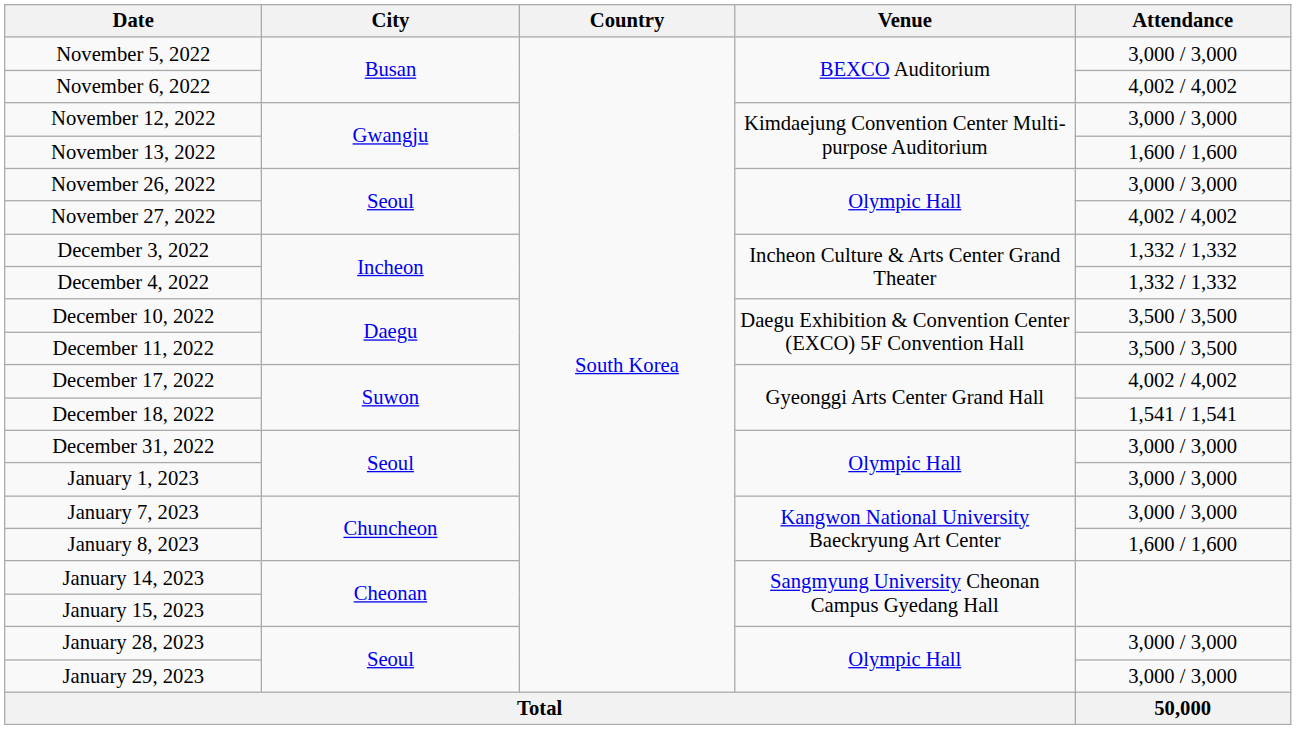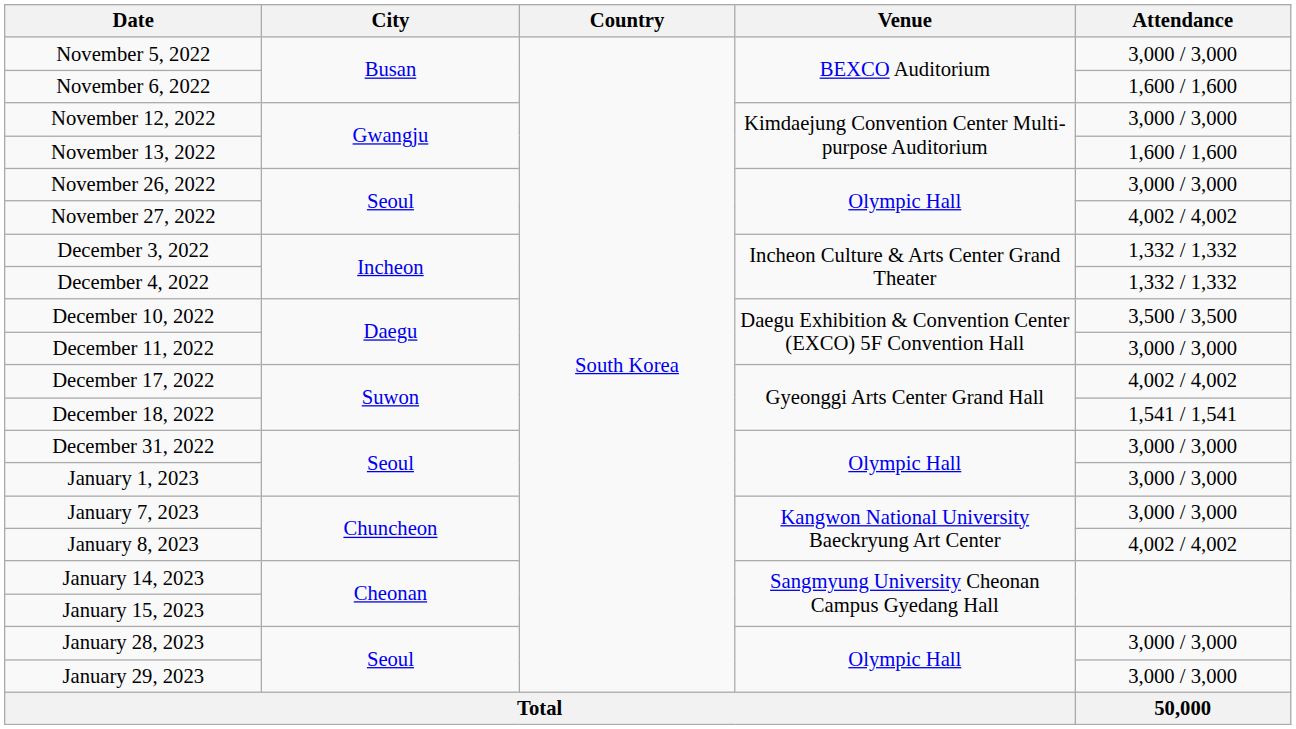(1183, 86) 4,002 / 4,002 -> (1183, 86) 1,600 / 1,600
(1183, 348) 3,500 / 3,500 -> (1183, 348) 3,000 / 3,000
(1183, 544) 1,600 / 1,600 -> (1183, 544) 4,002 / 4,002
